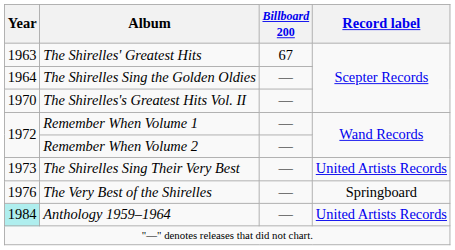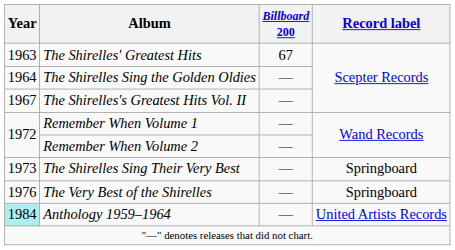(22, 100) 1970 -> (22, 100) 1967
(381, 169) United Artists Records -> (381, 169) Springboard
